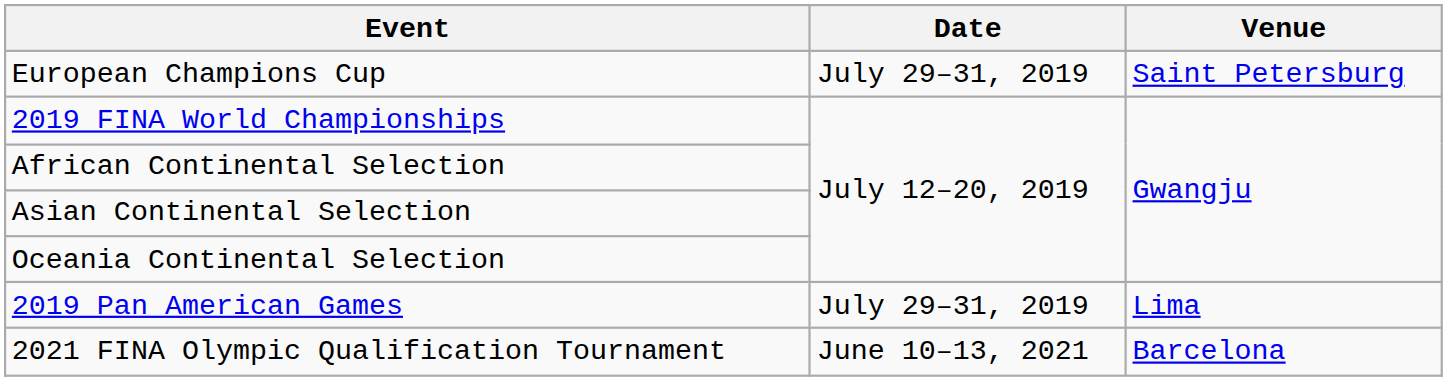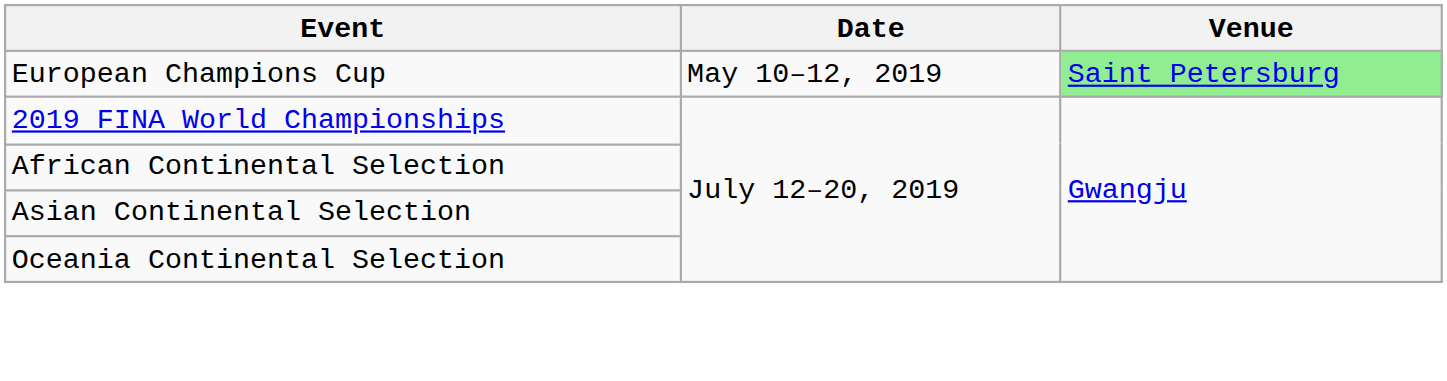(953, 74) July 29–31, 2019 -> (815, 74) May 10–12, 2019
(1269, 74) no background -> (1204, 74) lightgreen background
- row: (207, 305)
- row: (369, 352)
